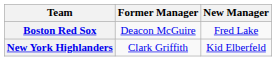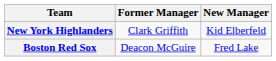rows swapped: (60, 30) <-> (60, 47)
